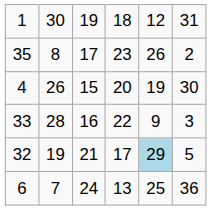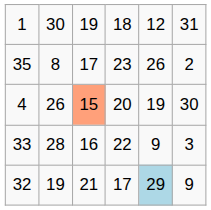(89, 88) no background -> (89, 104) lightsalmon background
(189, 154) 5 -> (189, 184) 9
- row: (22, 188)
